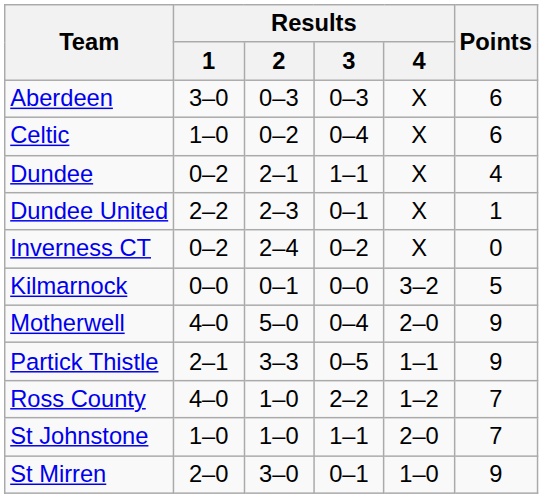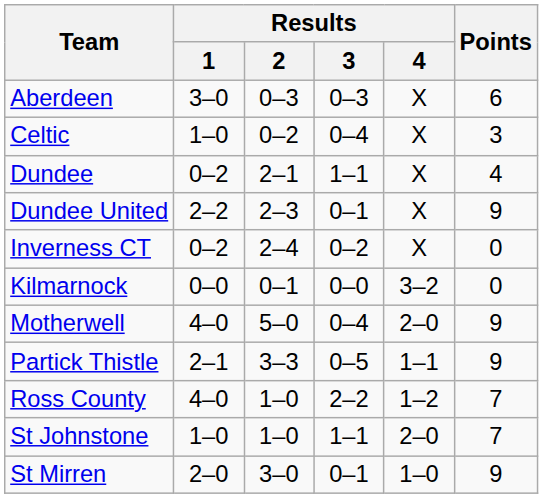(496, 135) 6 -> (496, 135) 3
(496, 211) 1 -> (496, 211) 9
(496, 286) 5 -> (496, 286) 0
